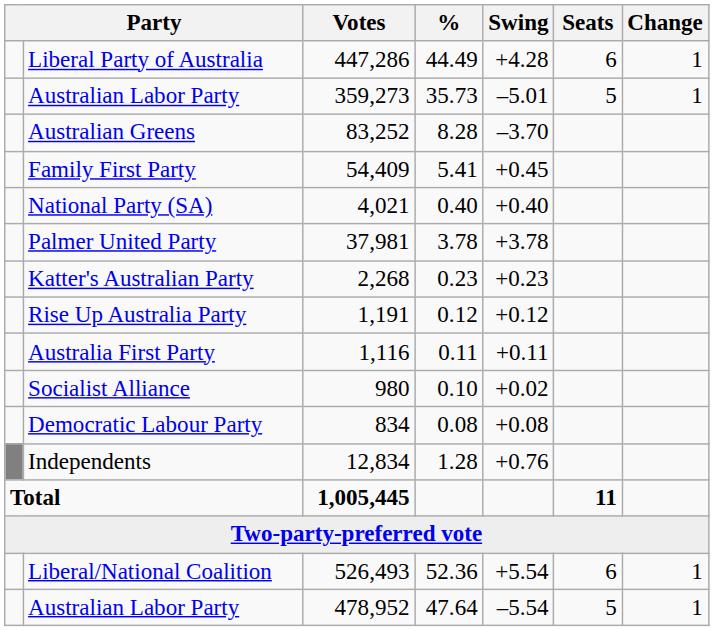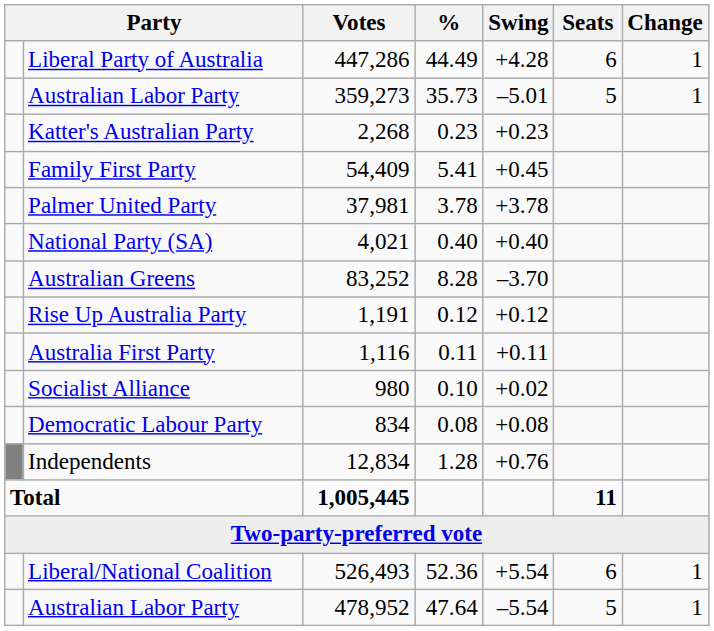rows swapped: (112, 132) <-> (141, 278)
rows swapped: (122, 242) <-> (120, 205)
